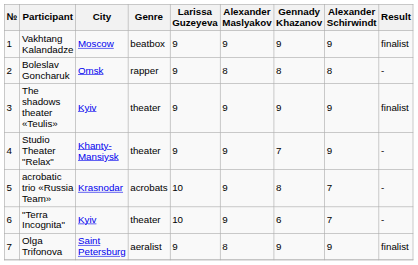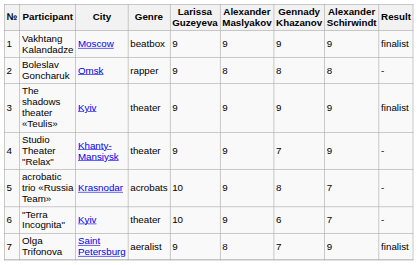(279, 246) 9 -> (279, 246) 7
